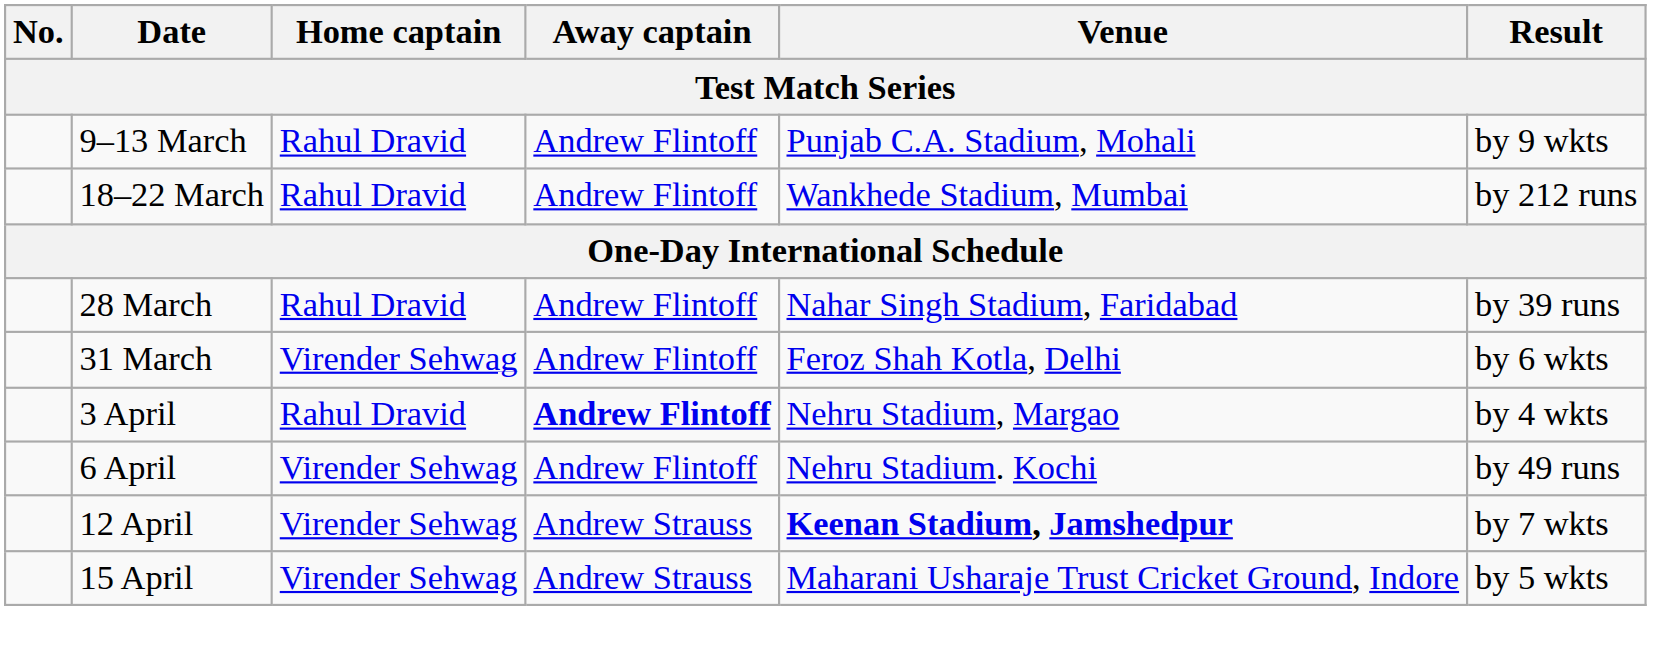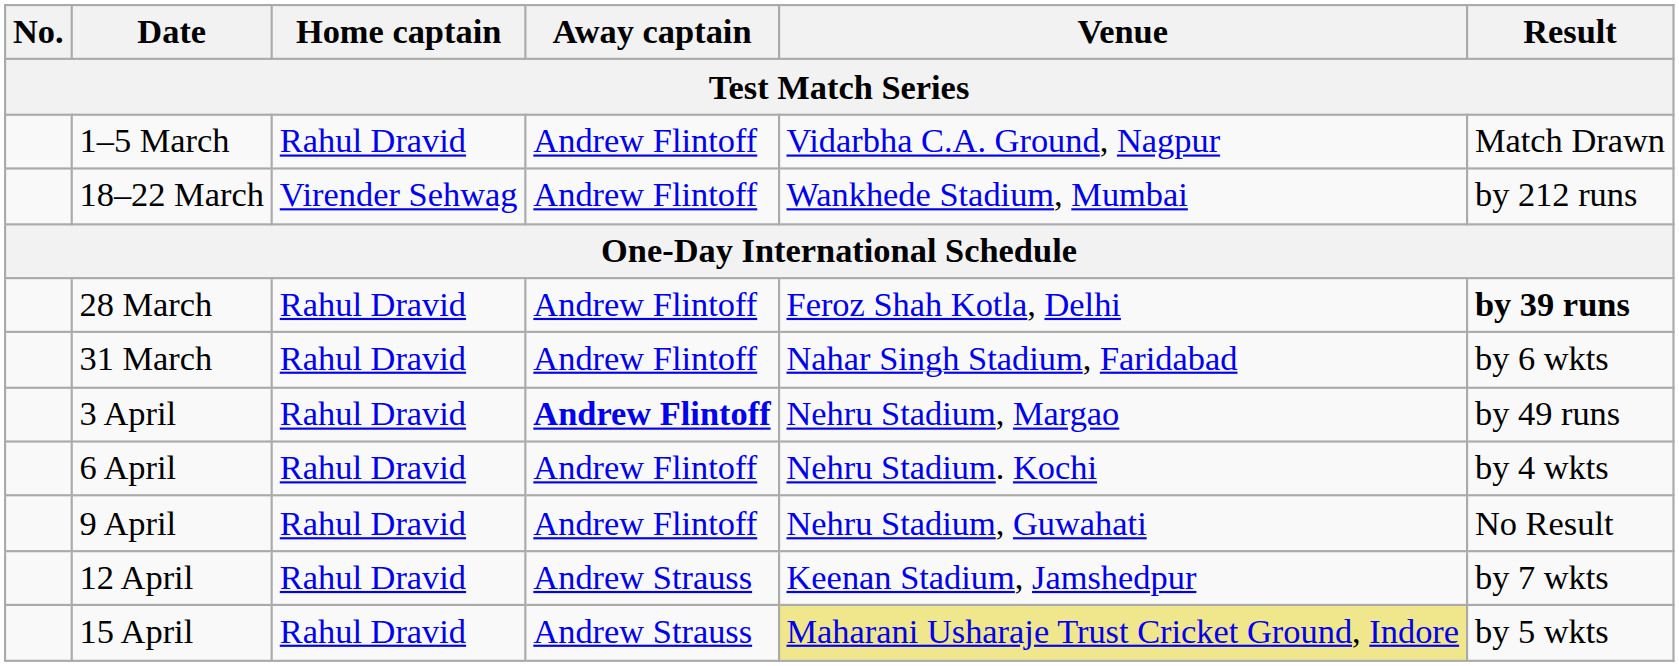+ row: (155, 140)
- row: (163, 140)
(373, 195) Rahul Dravid -> (399, 195) Virender Sehwag
(1012, 304) Nahar Singh Stadium, Faridabad -> (954, 304) Feroz Shah Kotla, Delhi
(1548, 304) normal -> (1552, 304) bold
(399, 359) Virender Sehwag -> (373, 359) Rahul Dravid
(954, 359) Feroz Shah Kotla, Delhi -> (1012, 359) Nahar Singh Stadium, Faridabad
(1542, 413) by 4 wkts -> (1548, 413) by 49 runs
(399, 468) Virender Sehwag -> (373, 468) Rahul Dravid
(1548, 468) by 49 runs -> (1542, 468) by 4 wkts
+ row: (128, 522)
(399, 522) Virender Sehwag -> (373, 577) Rahul Dravid
(1010, 522) bold -> (991, 577) normal
(399, 577) Virender Sehwag -> (373, 631) Rahul Dravid
(1123, 577) no background -> (1123, 631) khaki background
